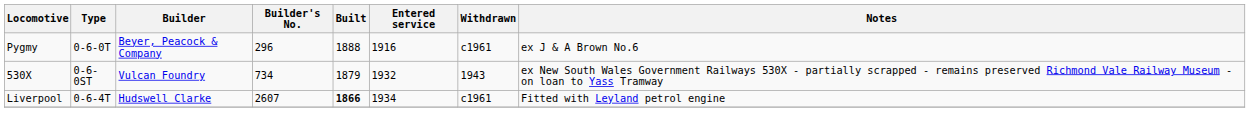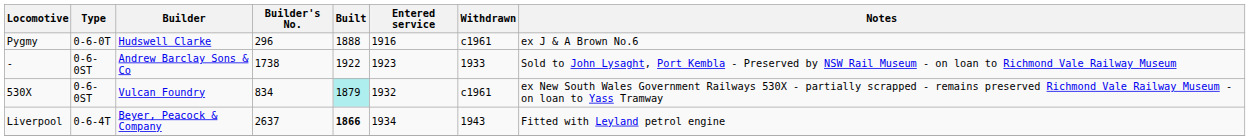(168, 47) Beyer, Peacock & Company -> (165, 41) Hudswell Clarke
+ row: (10, 64)
(264, 76) 734 -> (264, 93) 834
(348, 76) no background -> (348, 93) paleturquoise background
(473, 76) 1943 -> (476, 93) c1961
(165, 99) Hudswell Clarke -> (168, 121) Beyer, Peacock & Company
(267, 99) 2607 -> (267, 121) 2637
(476, 99) c1961 -> (473, 121) 1943
